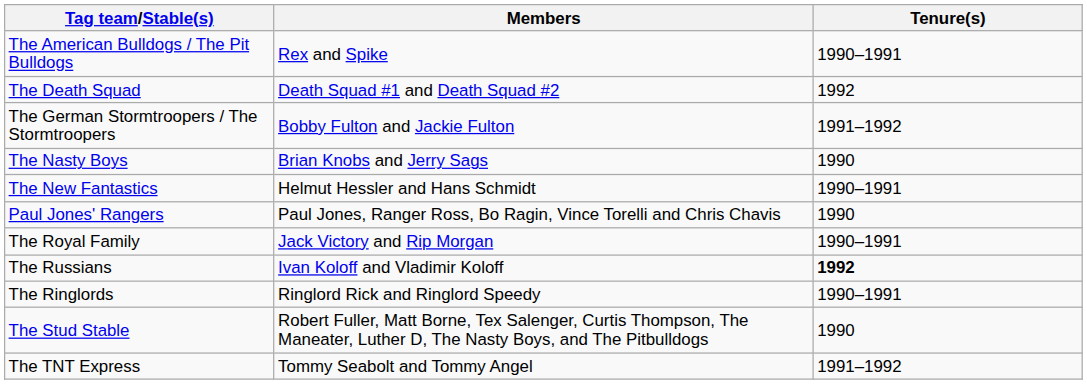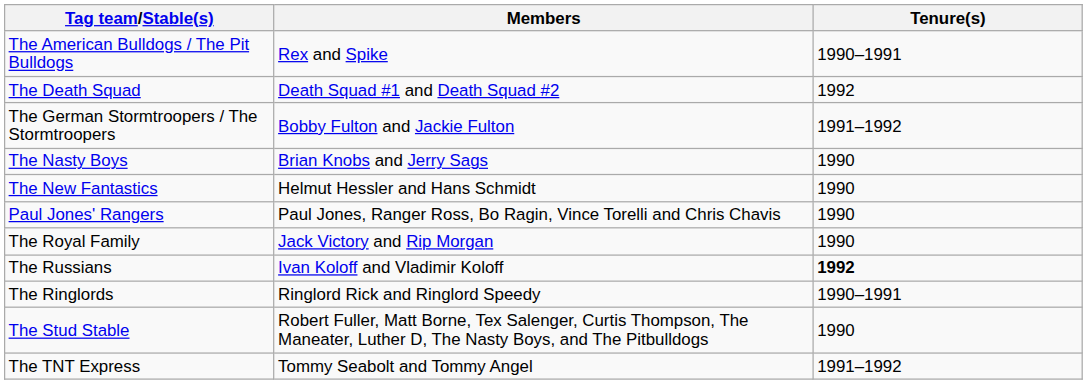(859, 188) 1990–1991 -> (836, 188) 1990
(859, 241) 1990–1991 -> (836, 241) 1990
